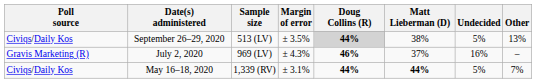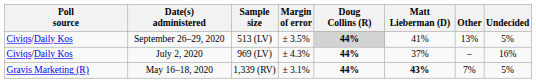columns swapped: (517, 23) <-> (479, 23)
(420, 39) 38% -> (420, 39) 41%
(48, 55) Gravis Marketing (R) -> (40, 55) Civiqs/Daily Kos
(349, 55) 46% -> (349, 55) 44%
(40, 70) Civiqs/Daily Kos -> (48, 70) Gravis Marketing (R)
(420, 70) 44% -> (420, 70) 43%
